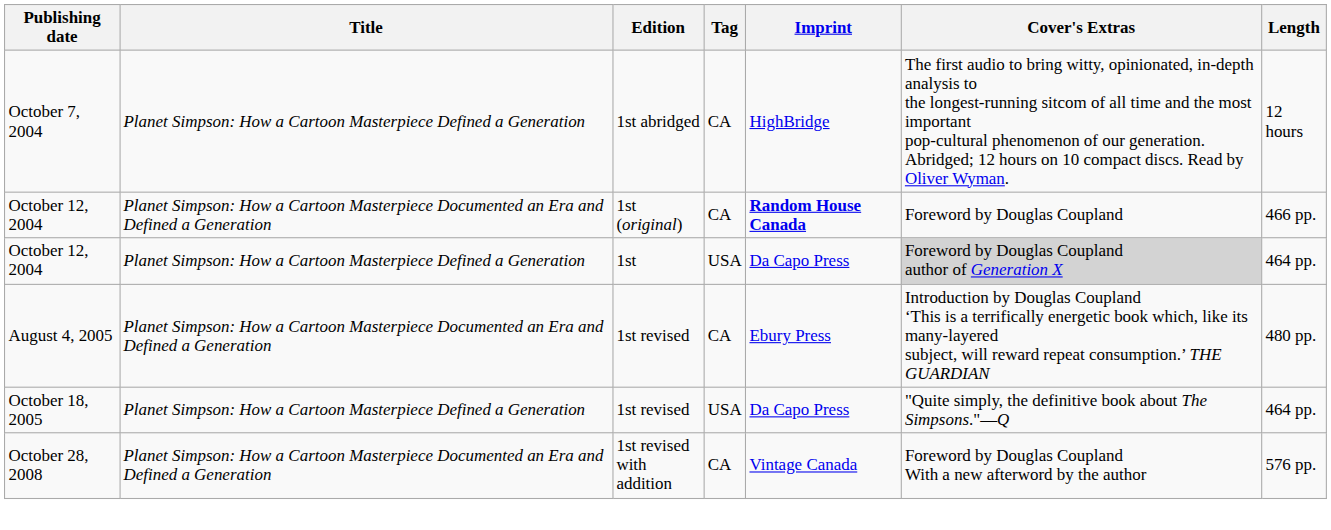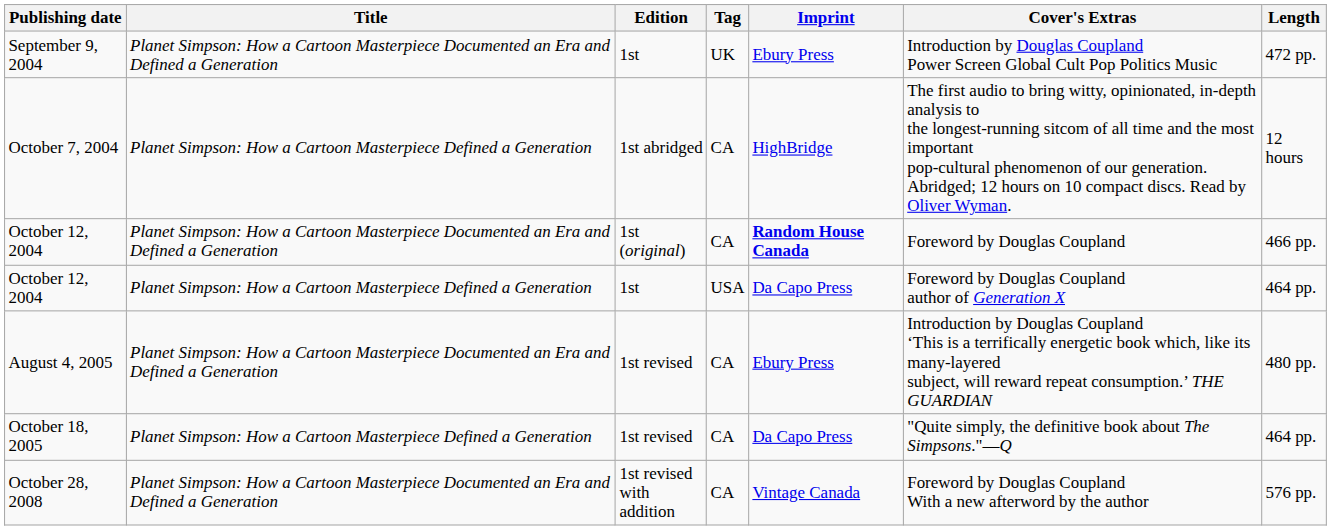+ row: (53, 54)
(1014, 260) lightgrey background -> (1016, 287) no background
(725, 410) USA -> (722, 436) CA
